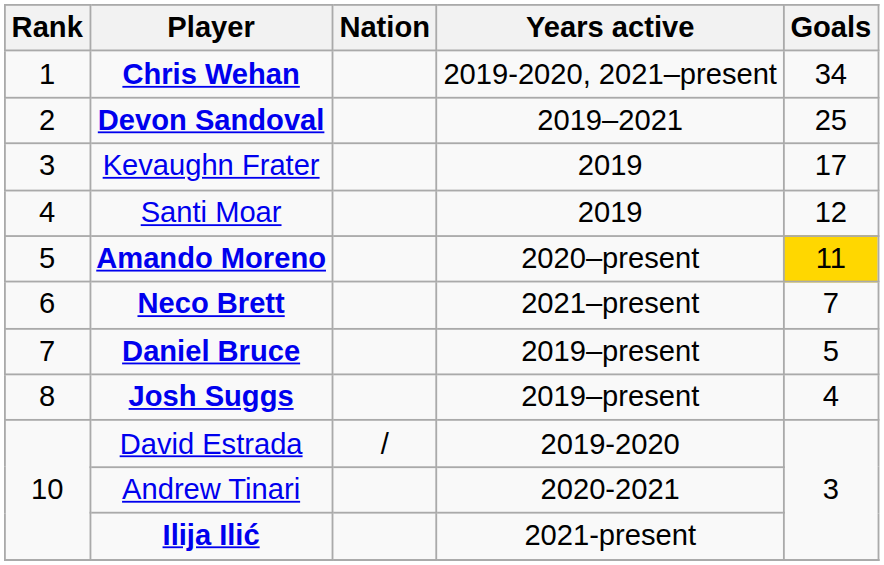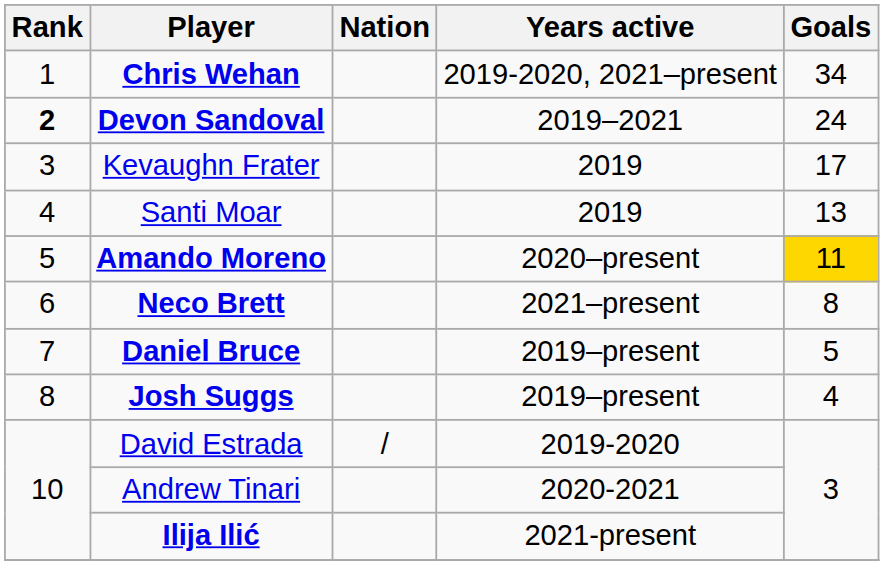(47, 119) normal -> (47, 119) bold
(831, 119) 25 -> (831, 119) 24
(831, 212) 12 -> (831, 212) 13
(831, 304) 7 -> (831, 304) 8
